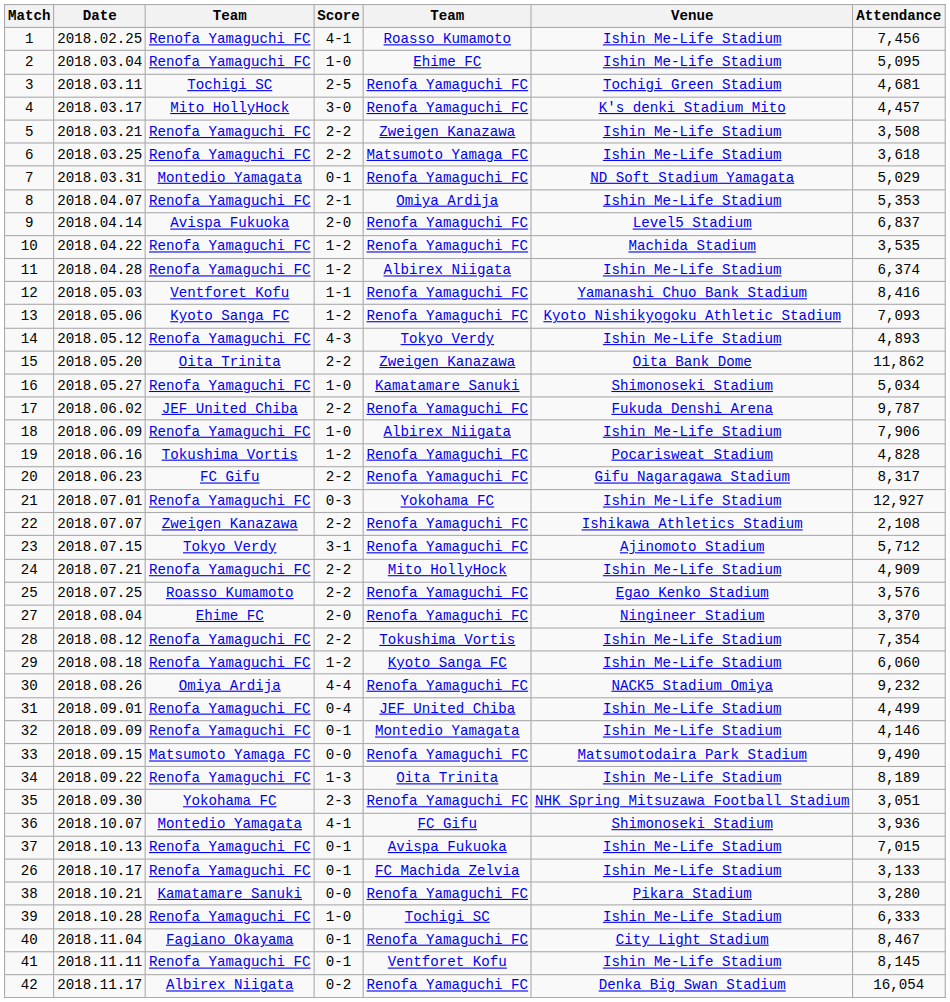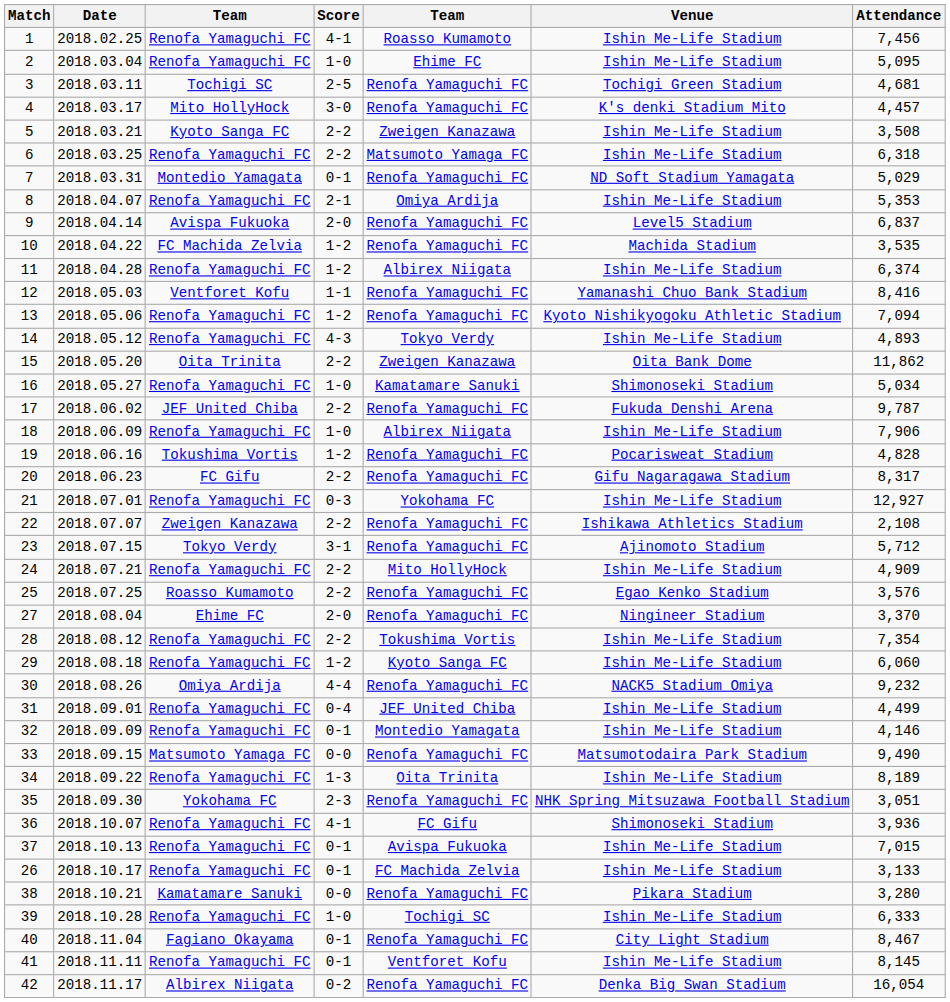(230, 132) Renofa Yamaguchi FC -> (230, 132) Kyoto Sanga FC
(899, 155) 3,618 -> (899, 155) 6,318
(230, 247) Renofa Yamaguchi FC -> (230, 247) FC Machida Zelvia
(230, 316) Kyoto Sanga FC -> (230, 316) Renofa Yamaguchi FC
(899, 316) 7,093 -> (899, 316) 7,094
(230, 824) Montedio Yamagata -> (230, 824) Renofa Yamaguchi FC
